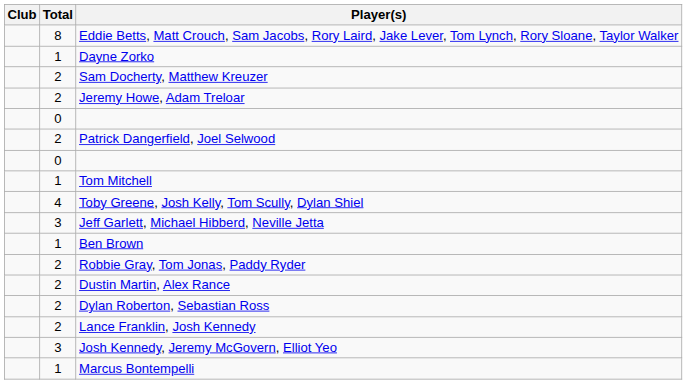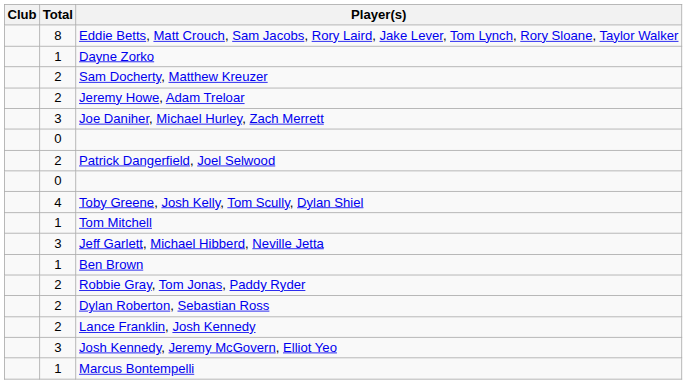+ row: (58, 118)
rows swapped: (58, 202) <-> (58, 181)
- row: (58, 285)
